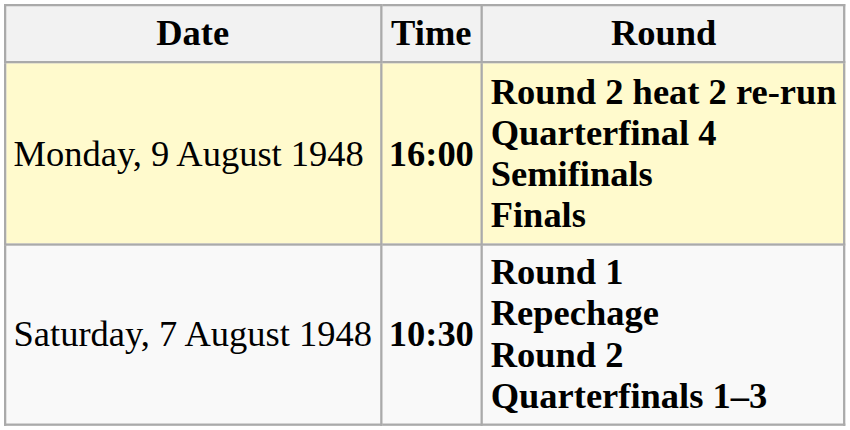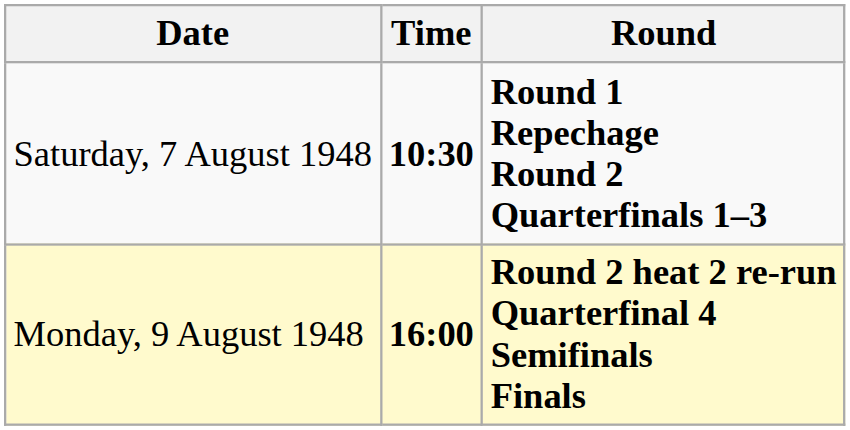rows swapped: (193, 333) <-> (189, 152)
